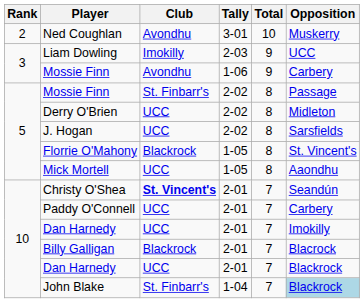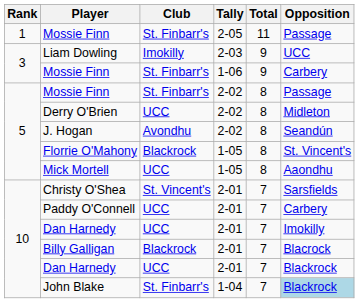+ row: (76, 33)
- row: (82, 33)
(167, 72) Avondhu -> (176, 72) St. Finbarr's
(156, 131) UCC -> (167, 131) Avondhu
(316, 131) Sarsfields -> (308, 131) Seandún
(179, 190) bold -> (177, 190) normal
(313, 190) Seandún -> (310, 190) Sarsfields
